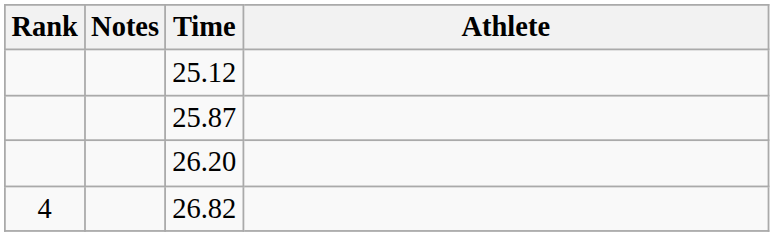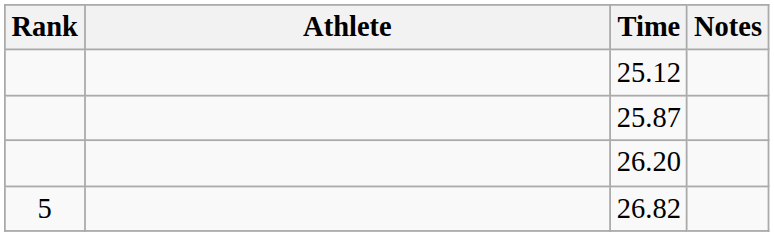columns swapped: (506, 27) <-> (125, 27)
(45, 207) 4 -> (45, 207) 5
